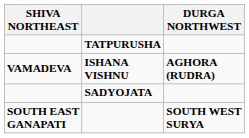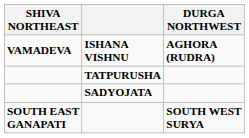rows swapped: (123, 44) <-> (107, 68)
